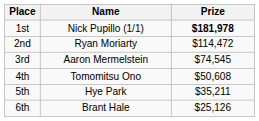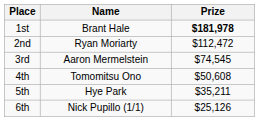(106, 28) Nick Pupillo (1/1) -> (106, 28) Brant Hale
(213, 44) $114,472 -> (213, 44) $112,472
(106, 108) Brant Hale -> (106, 108) Nick Pupillo (1/1)
